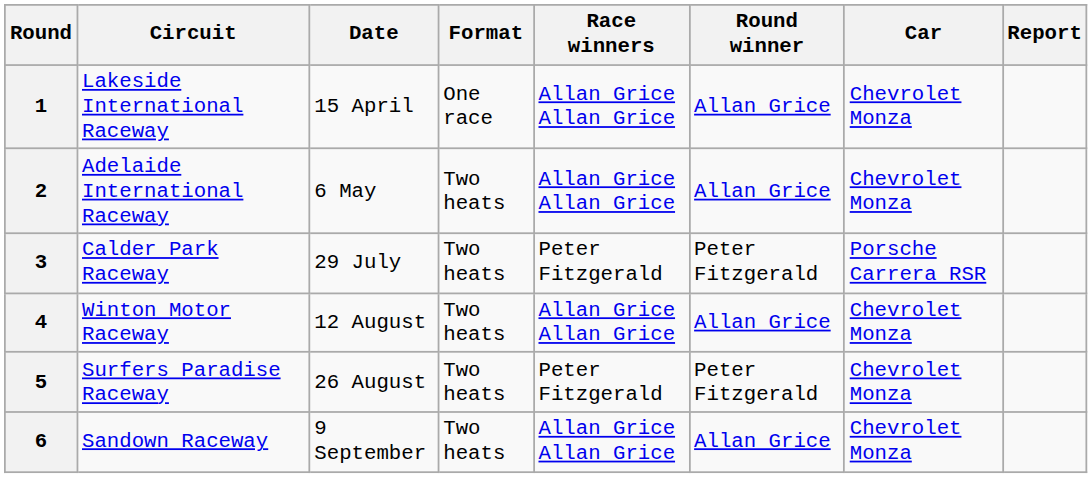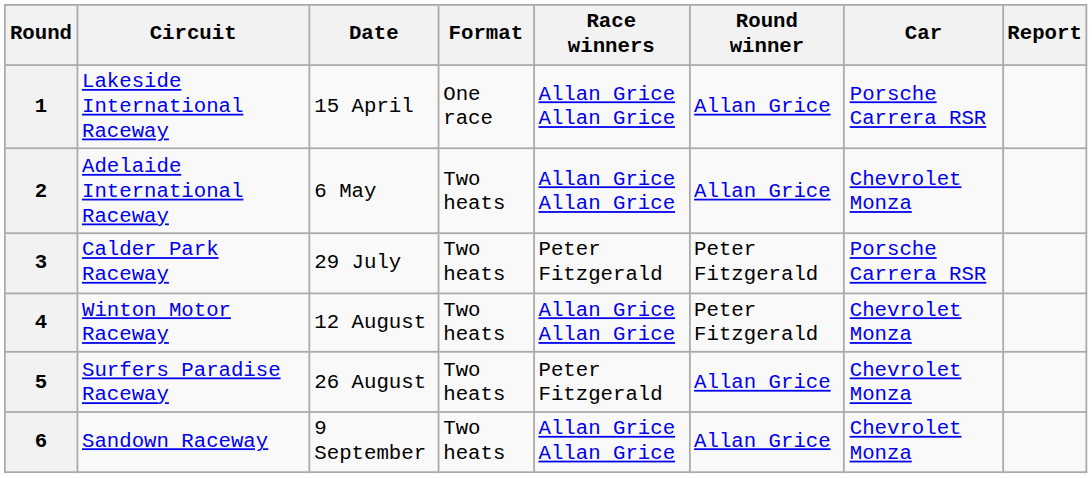(906, 106) Chevrolet Monza -> (918, 106) Porsche Carrera RSR
(762, 322) Allan Grice -> (756, 322) Peter Fitzgerald
(756, 382) Peter Fitzgerald -> (762, 382) Allan Grice
